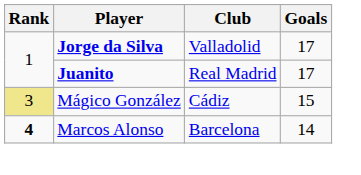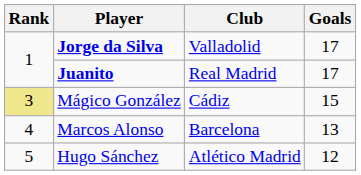(29, 128) bold -> (29, 128) normal
(306, 128) 14 -> (330, 128) 13
+ row: (108, 156)
